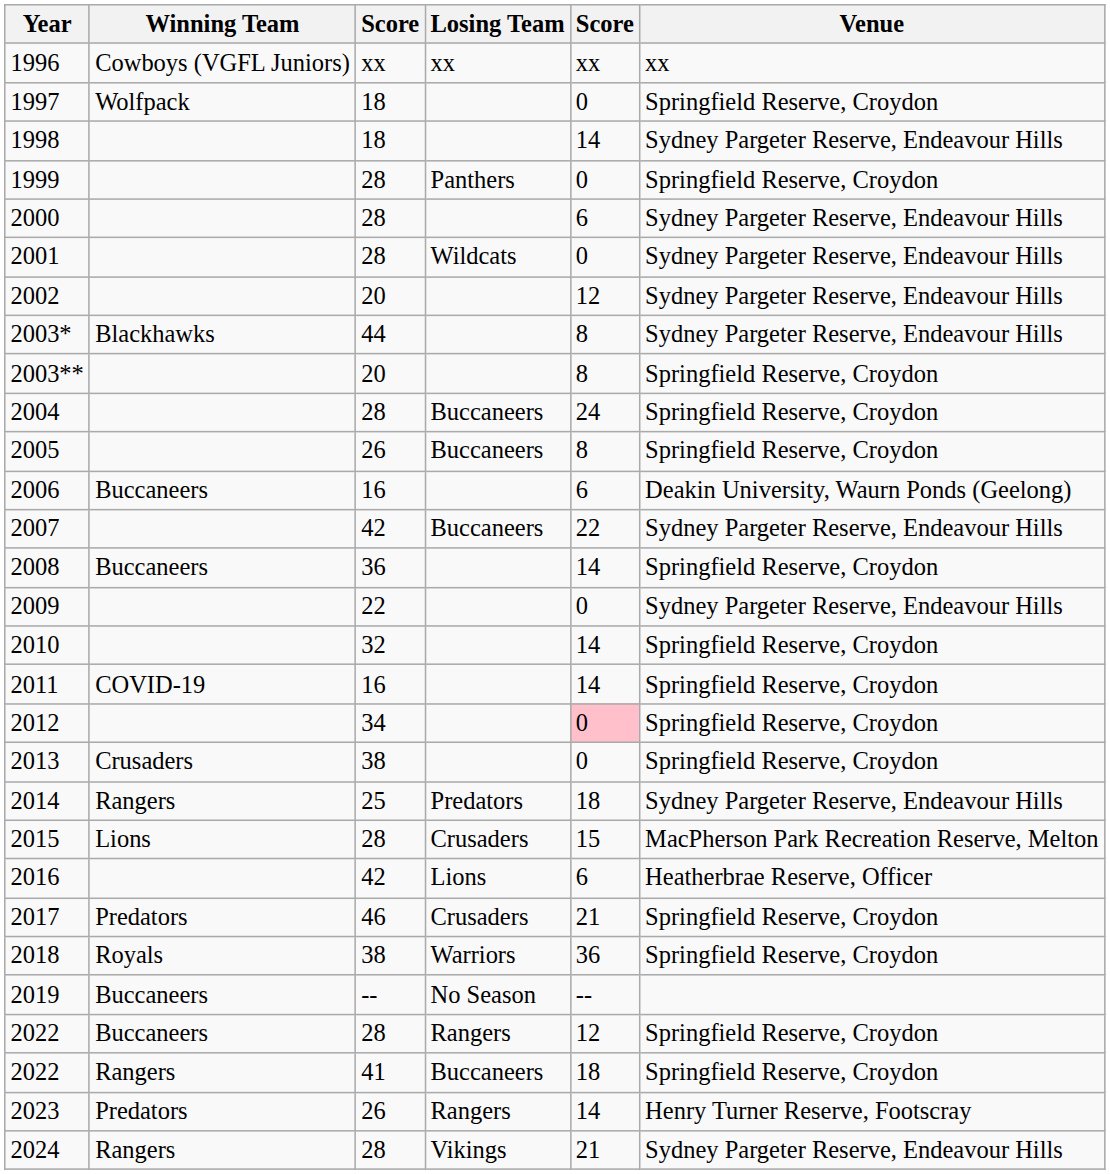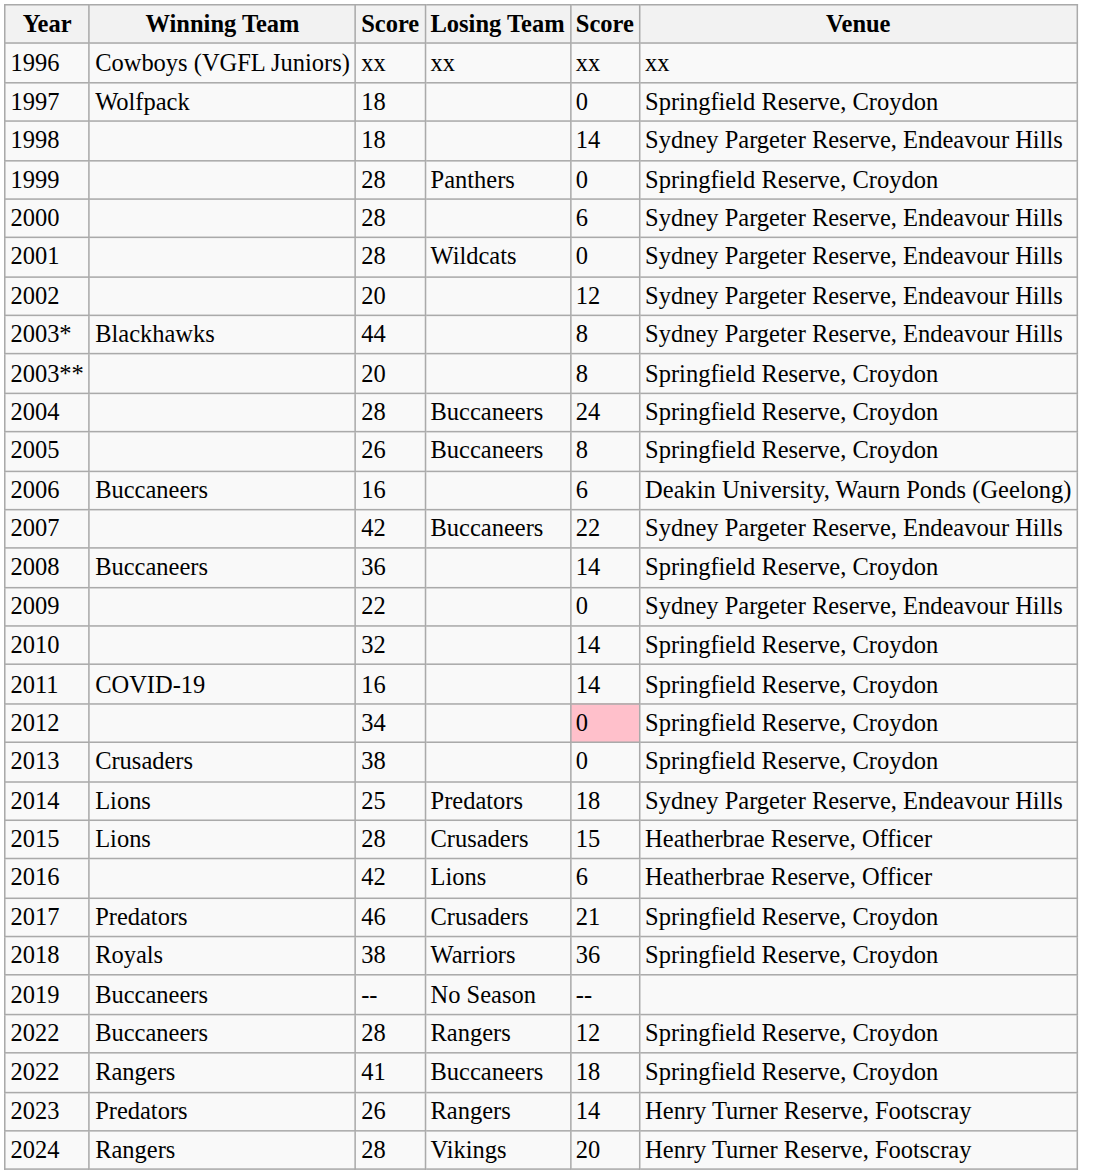(135, 800) Rangers -> (123, 800) Lions
(872, 839) MacPherson Park Recreation Reserve, Melton -> (789, 839) Heatherbrae Reserve, Officer
(588, 1149) 21 -> (588, 1149) 20
(854, 1149) Sydney Pargeter Reserve, Endeavour Hills -> (808, 1149) Henry Turner Reserve, Footscray
